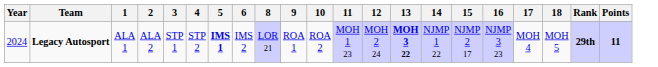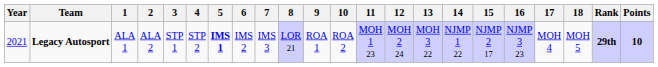+ column: (267, 13)
(17, 42) 2024 -> (17, 42) 2021
(406, 42) bold -> (428, 42) normal
(616, 42) 11 -> (637, 42) 10
